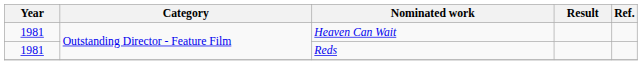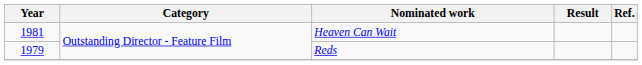(32, 50) 1981 -> (32, 50) 1979
